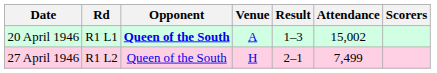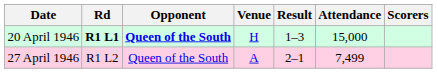(101, 36) normal -> (102, 36) bold
(253, 36) A -> (254, 36) H
(348, 36) 15,002 -> (350, 36) 15,000
(253, 57) H -> (254, 57) A
